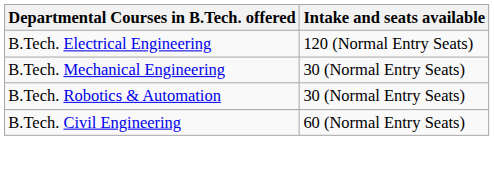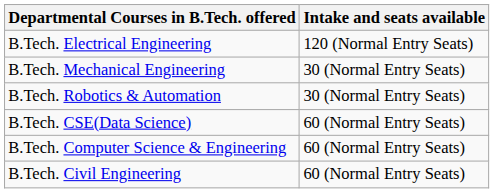+ row: (100, 122)
+ row: (147, 148)
